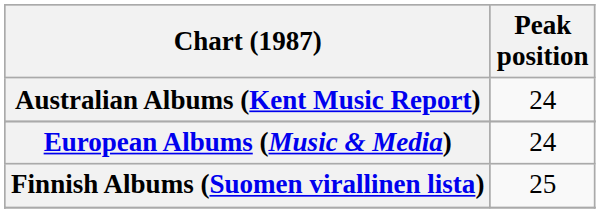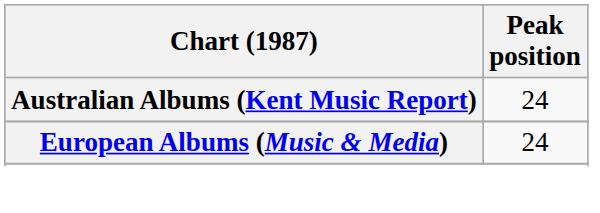- row: (248, 185)
